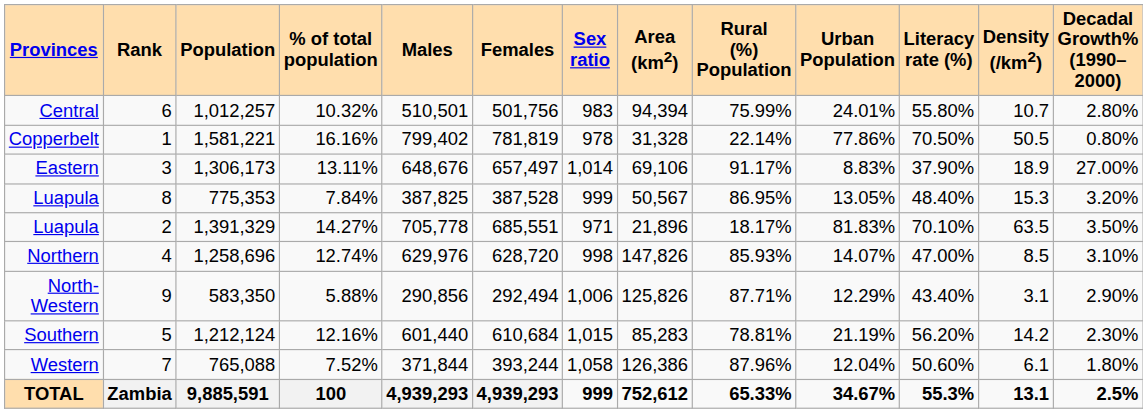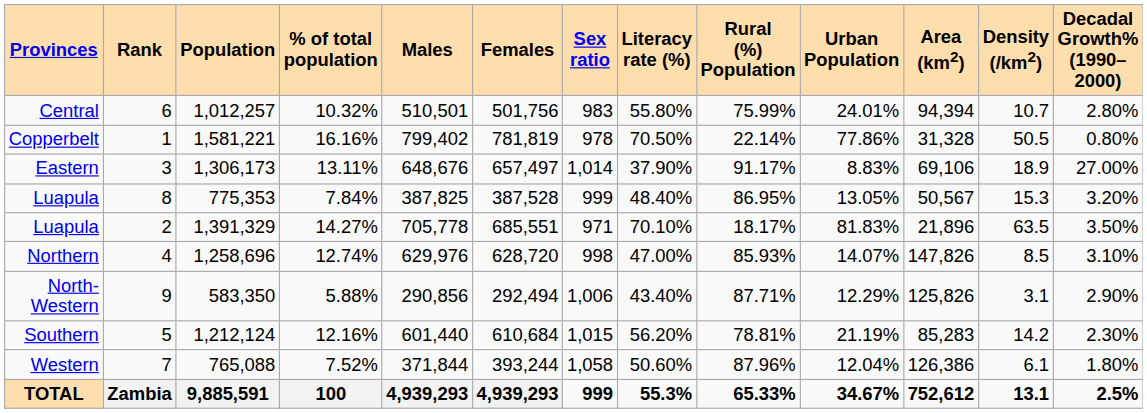columns swapped: (939, 50) <-> (655, 50)
